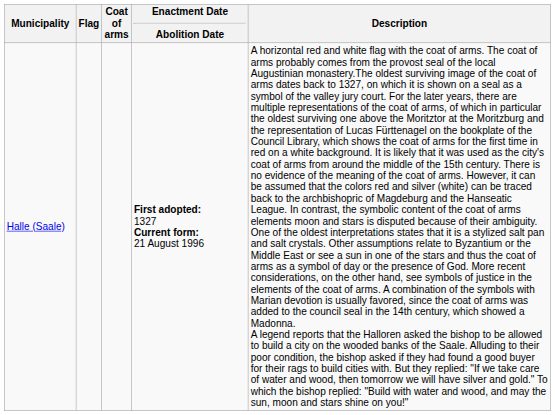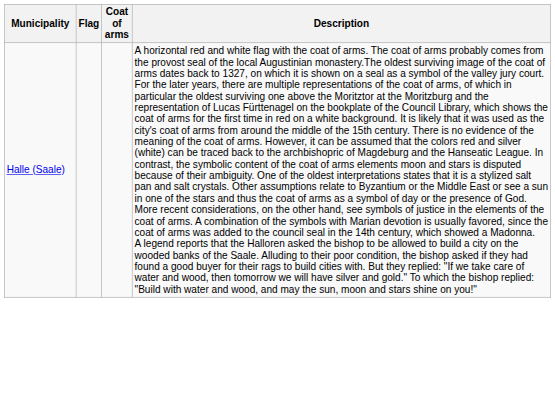- column: (190, 23)
